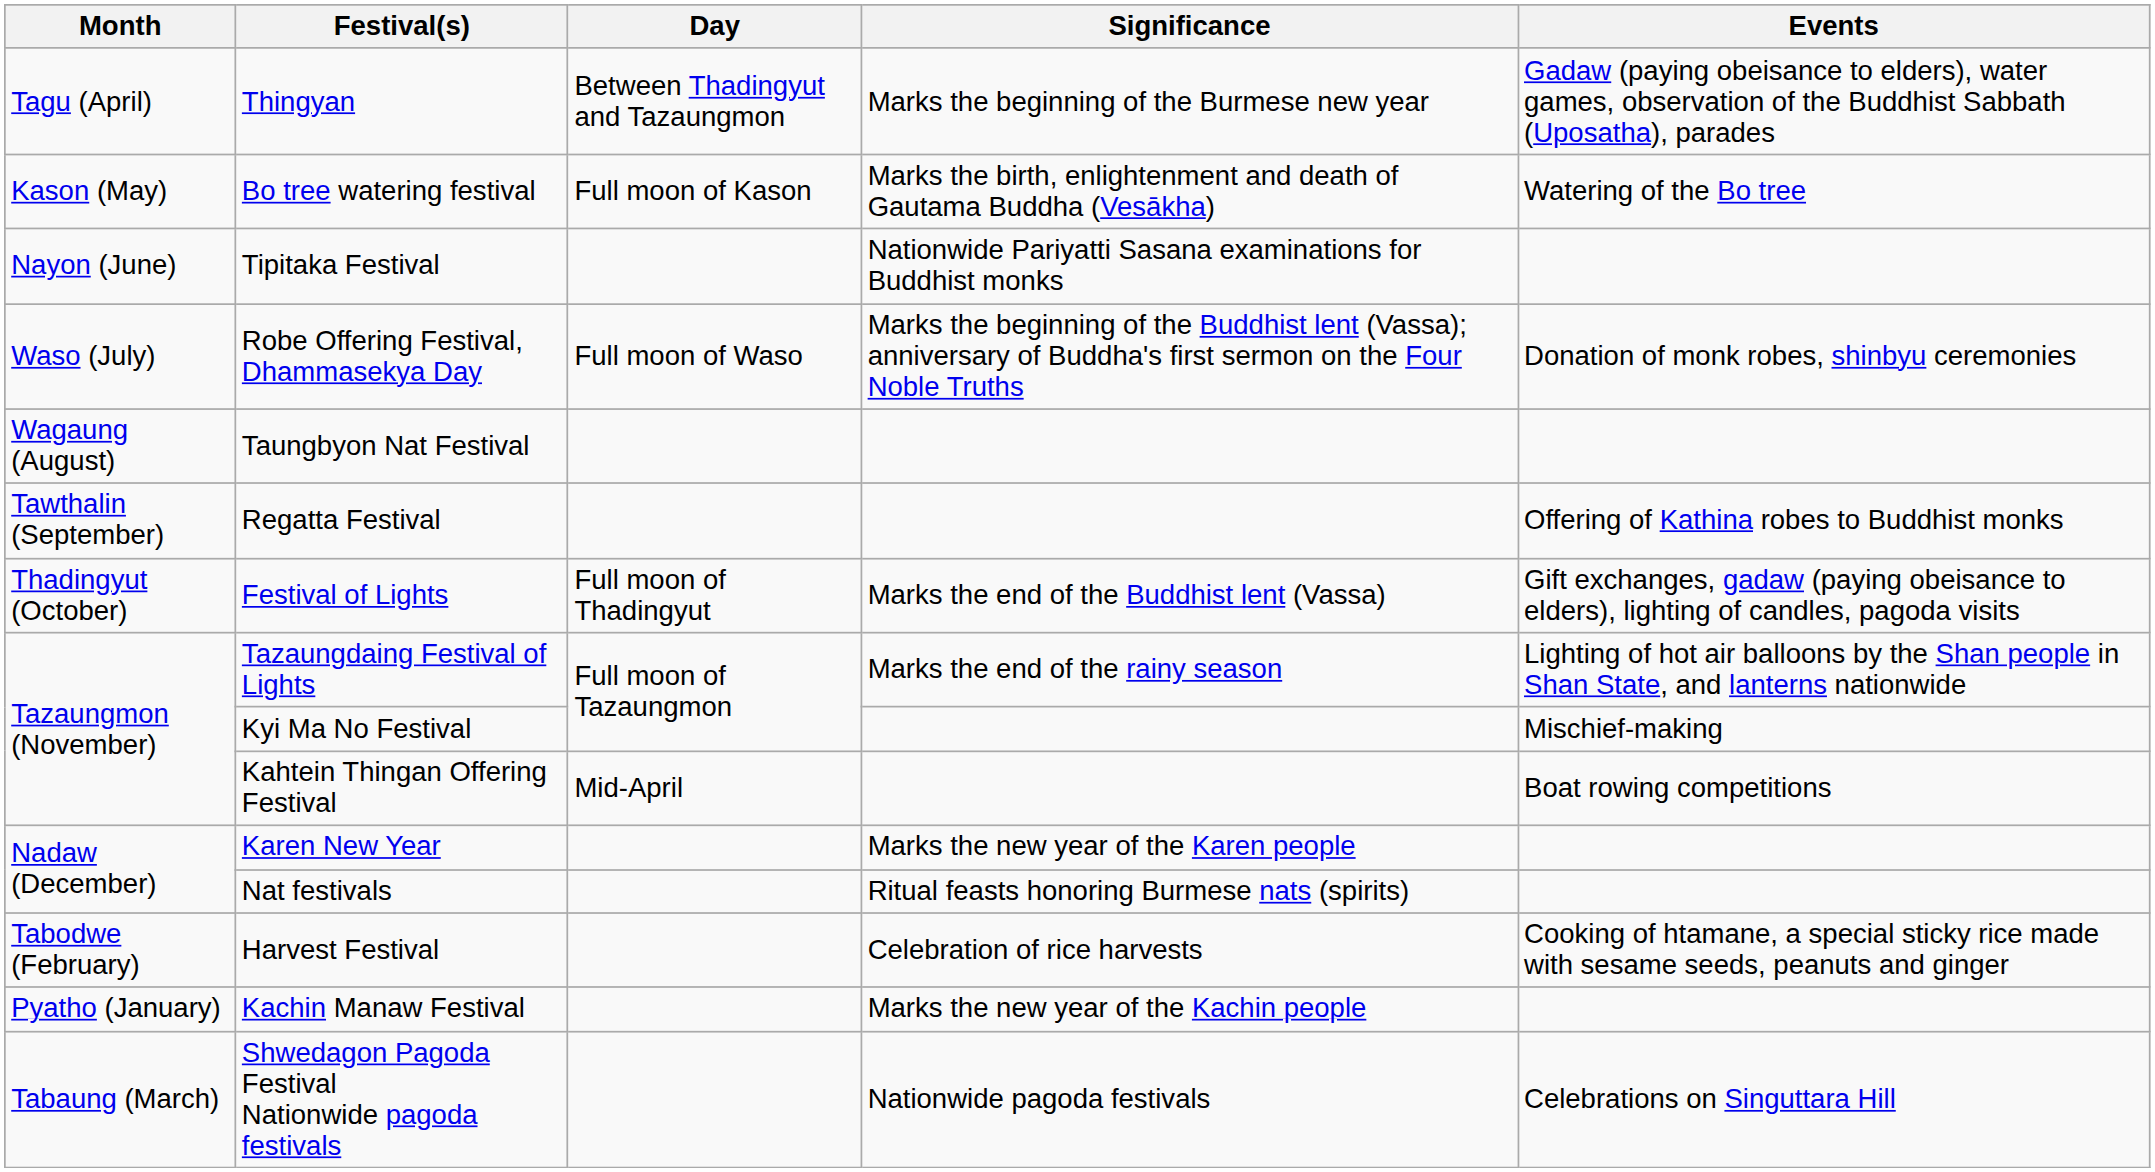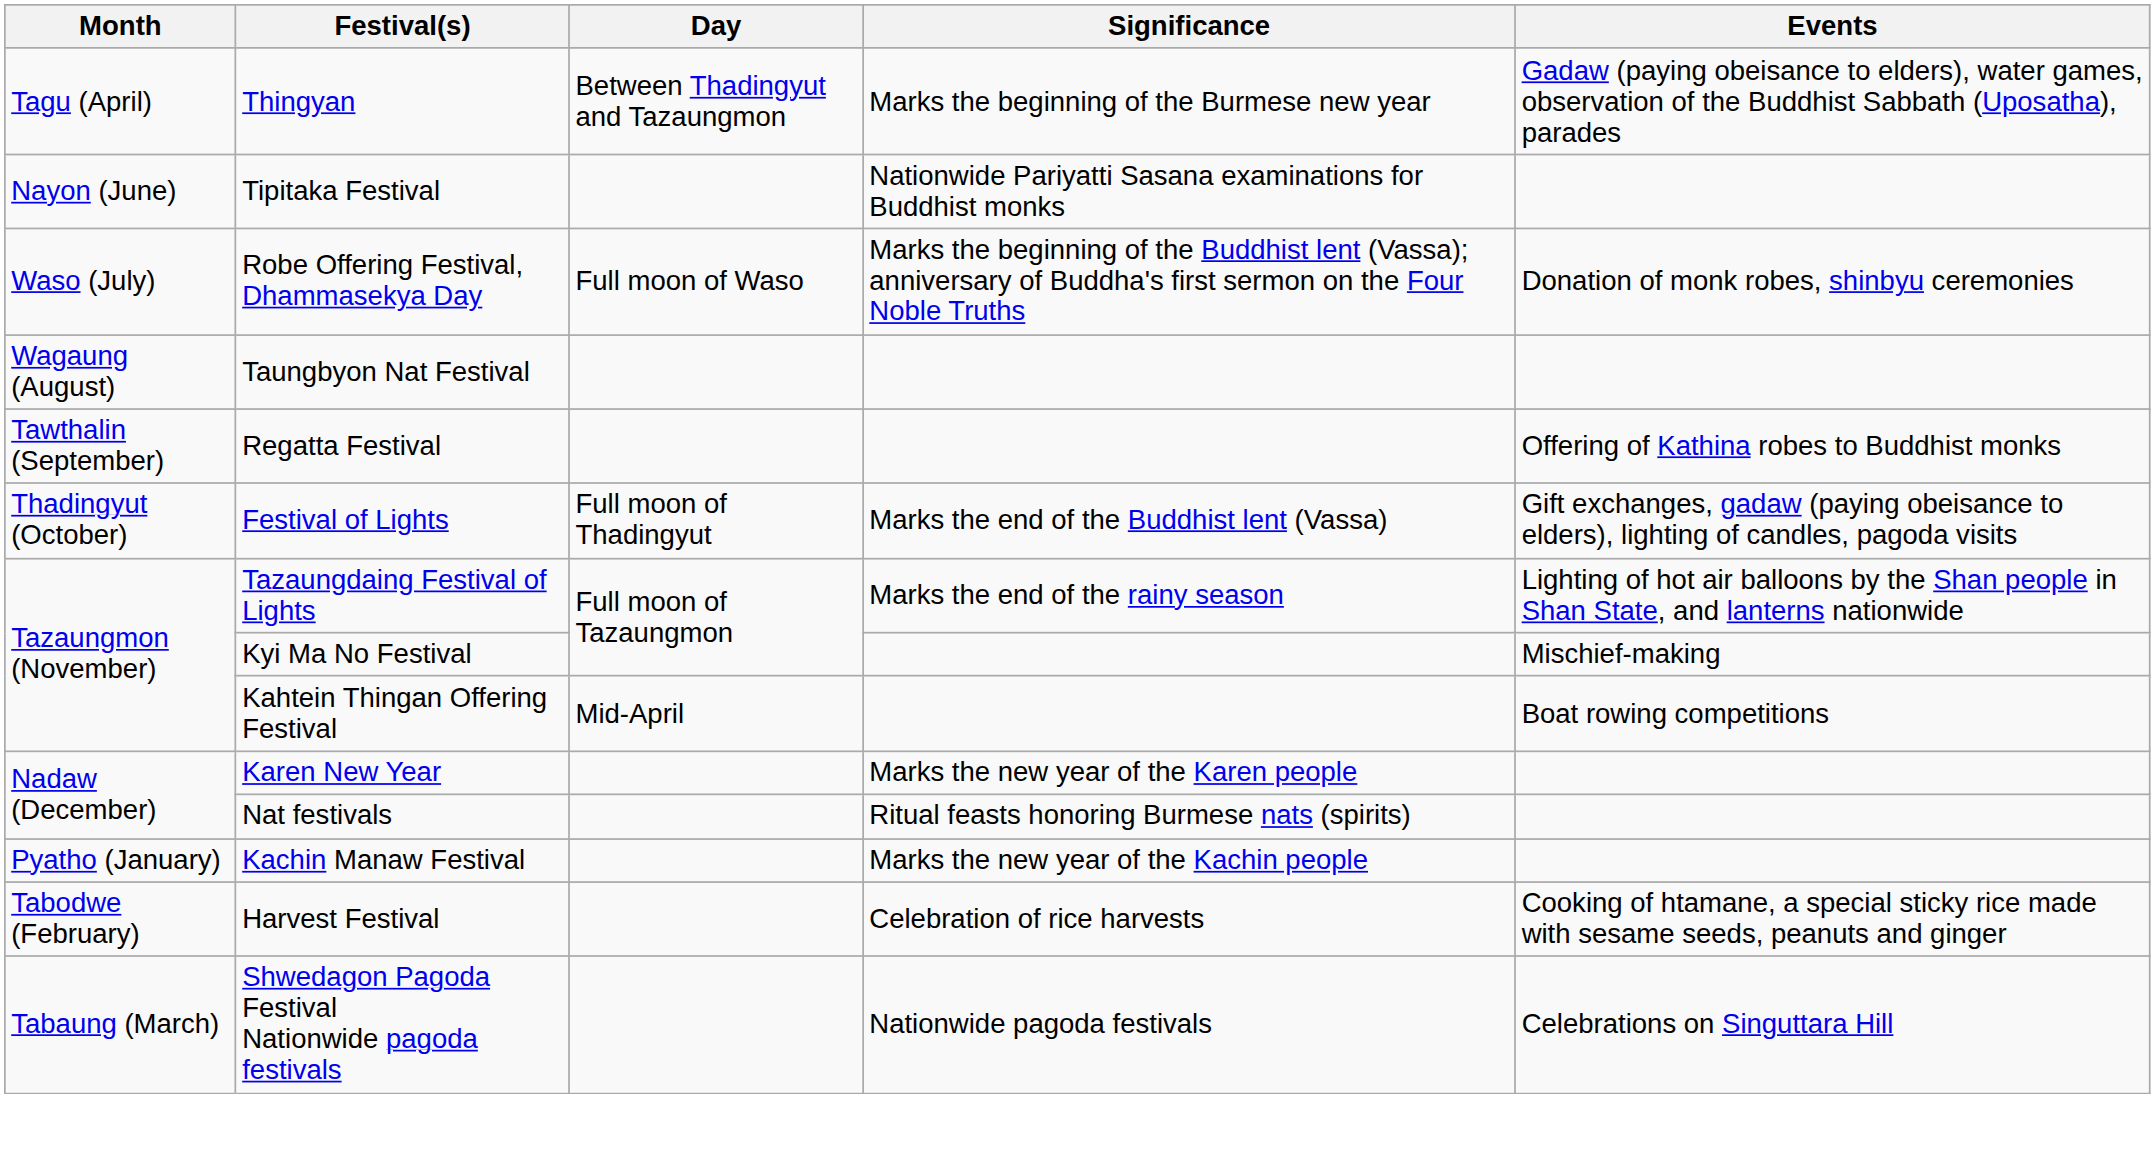- row: (389, 191)
rows swapped: (383, 1008) <-> (341, 949)
